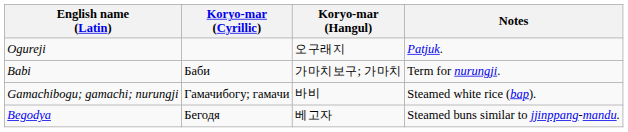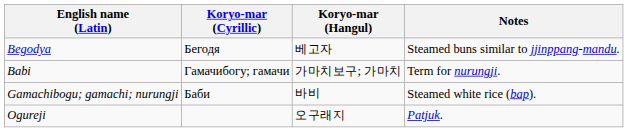rows swapped: (29, 115) <-> (26, 49)
(197, 71) Баби -> (237, 71) Гамачибогу; гамачи
(237, 93) Гамачибогу; гамачи -> (197, 93) Баби
